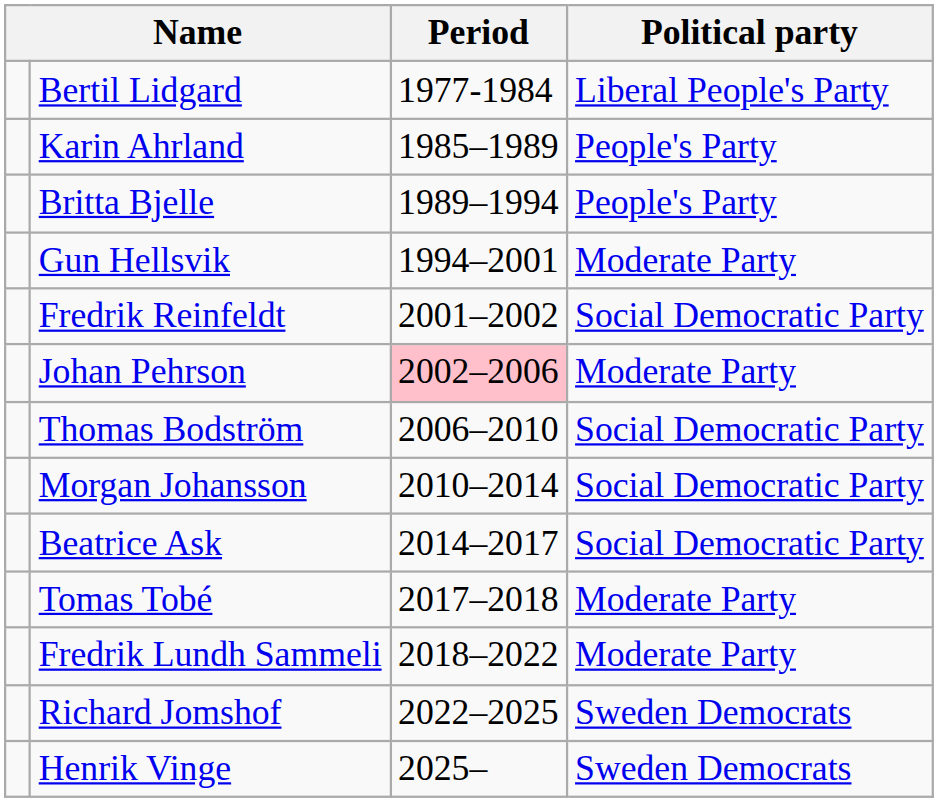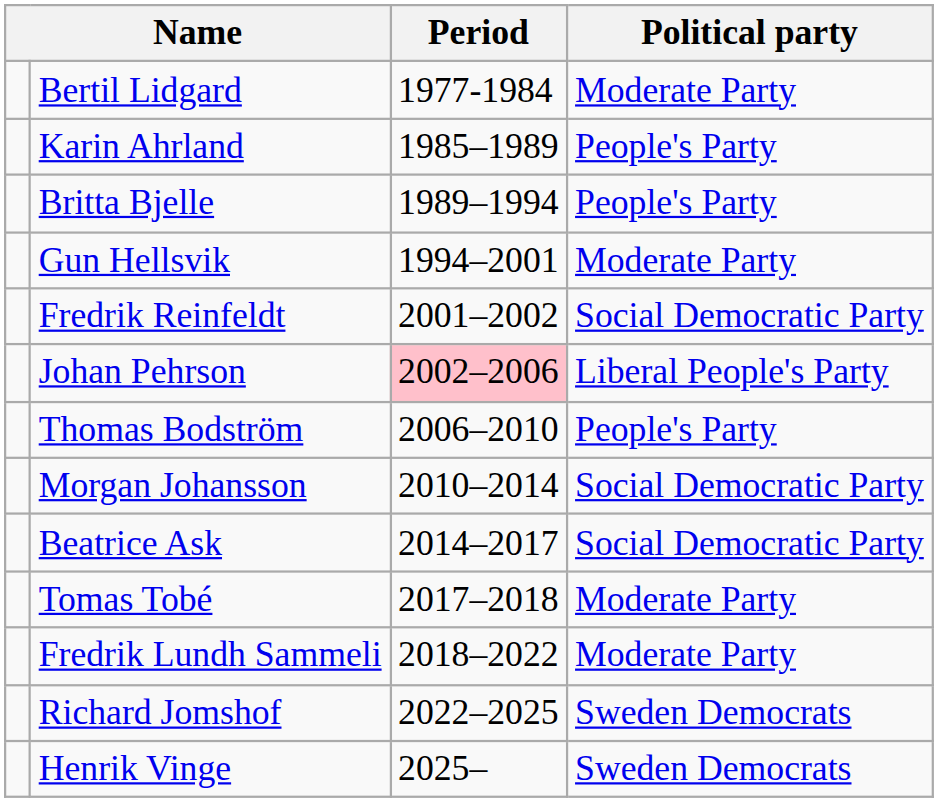(732, 89) Liberal People's Party -> (686, 89) Moderate Party
(686, 372) Moderate Party -> (732, 372) Liberal People's Party
(749, 428) Social Democratic Party -> (676, 428) People's Party
